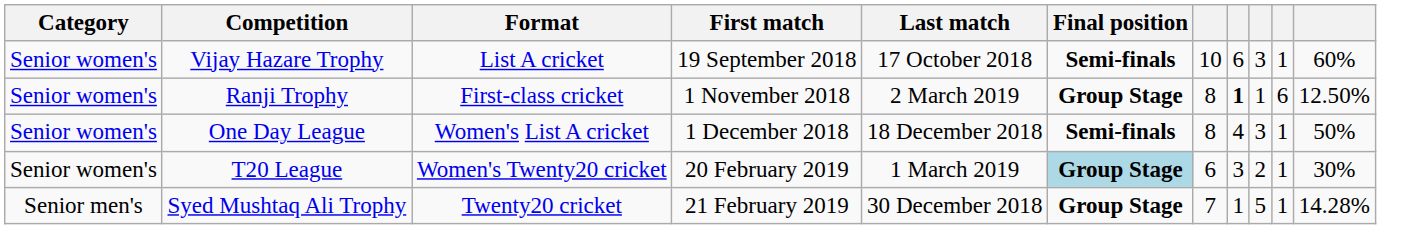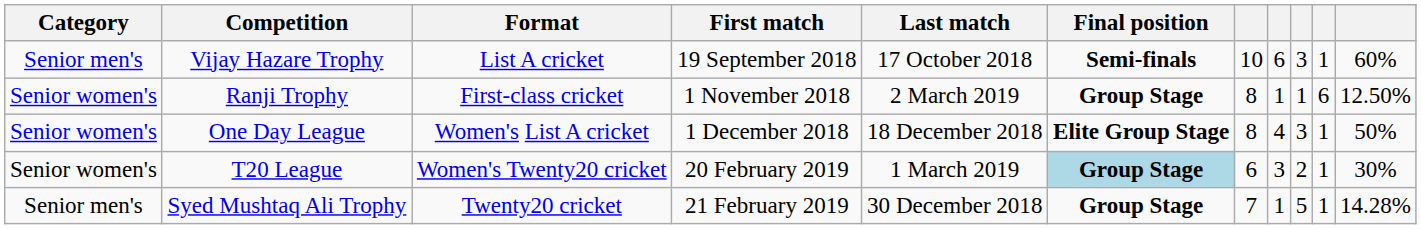(83, 59) Senior women's -> (83, 59) Senior men's
(1238, 95) bold -> (1279, 95) normal
(1121, 132) Semi-finals -> (1141, 132) Elite Group Stage
